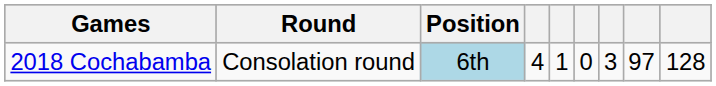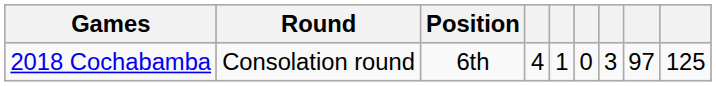(473, 62) lightblue background -> (473, 62) no background
(686, 62) 128 -> (686, 62) 125
